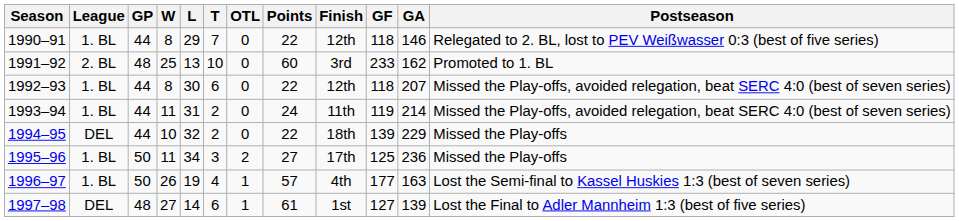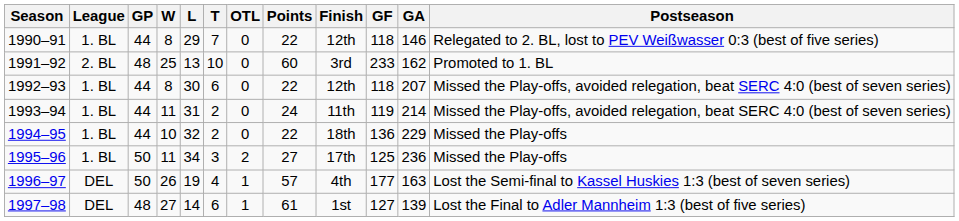(99, 134) DEL -> (99, 134) 1. BL
(382, 134) 139 -> (382, 134) 136
(99, 181) 1. BL -> (99, 181) DEL
